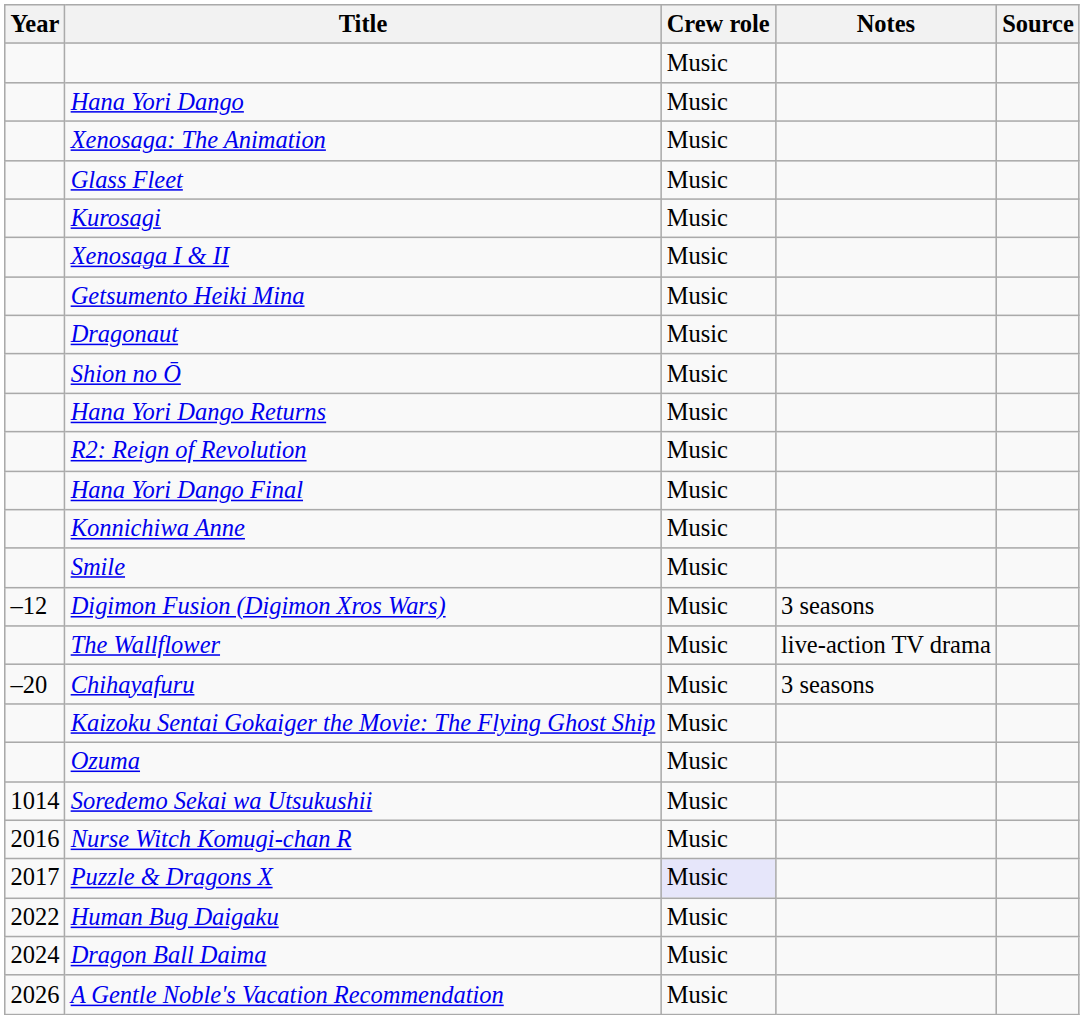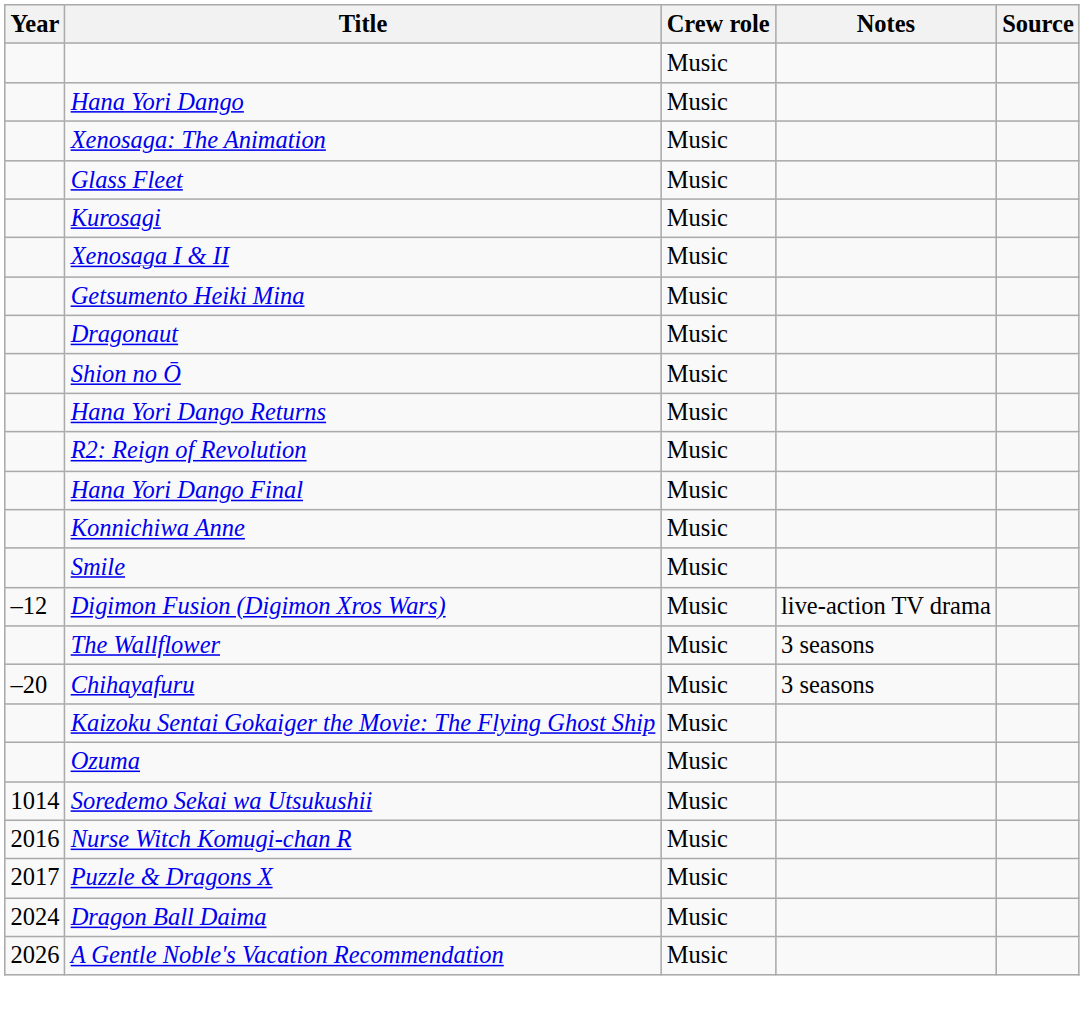(828, 606) 3 seasons -> (886, 606) live-action TV drama
(886, 645) live-action TV drama -> (828, 645) 3 seasons
(697, 878) lavender background -> (697, 878) no background
- row: (175, 916)
